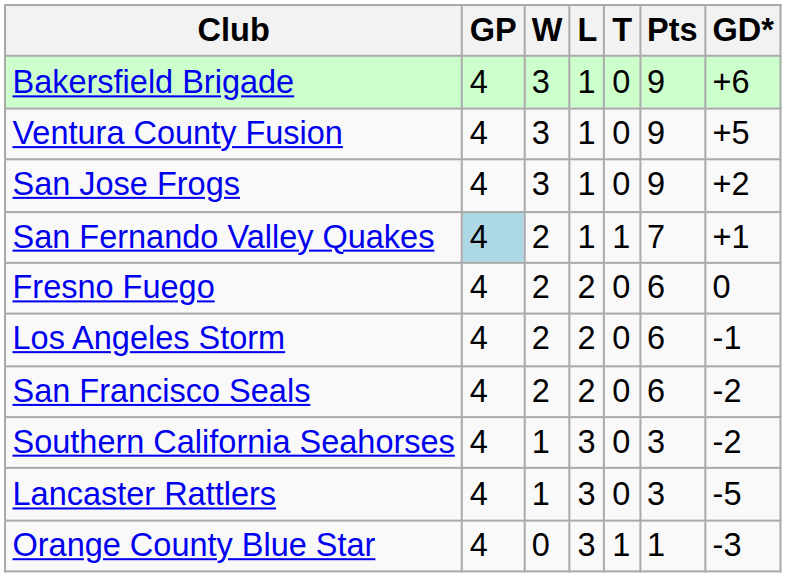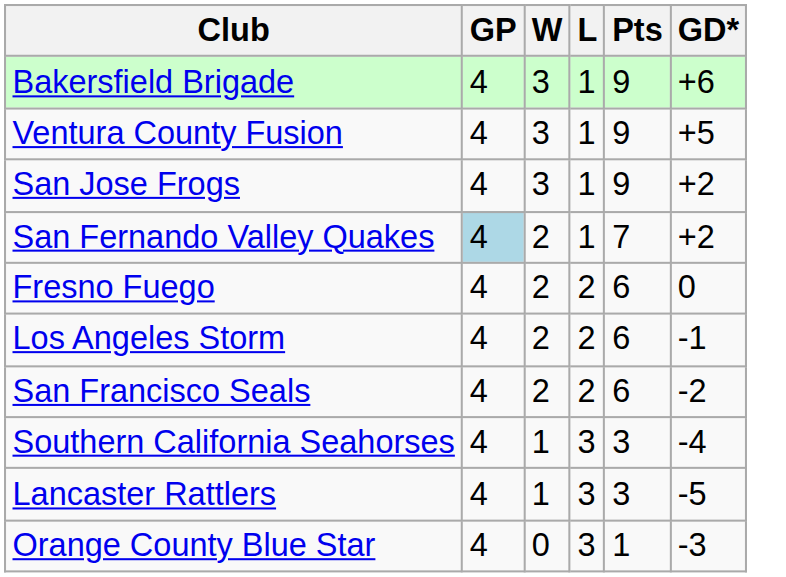- column: (622, 30)
(731, 236) +1 -> (696, 236) +2
(727, 442) -2 -> (692, 442) -4
